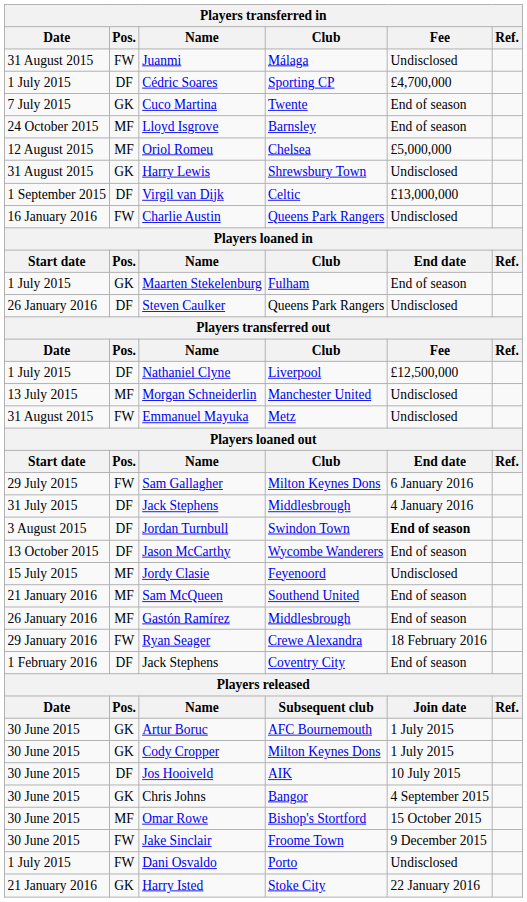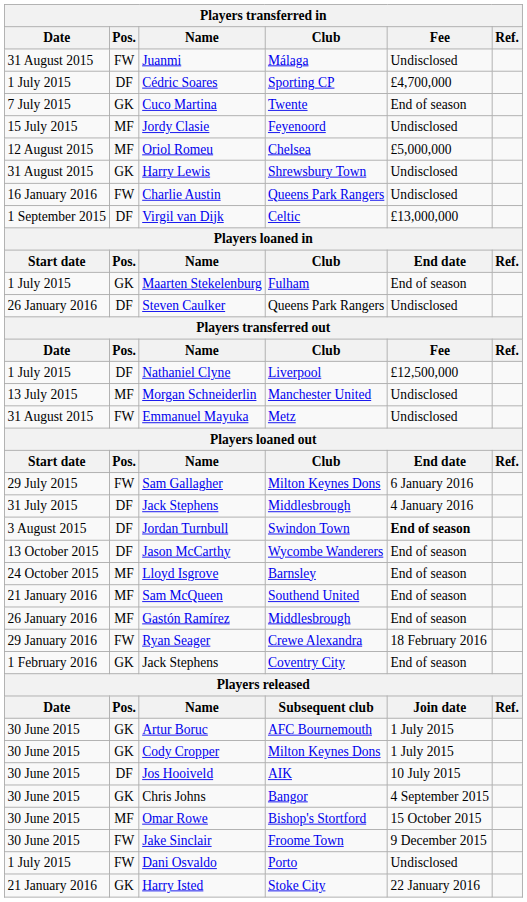rows swapped: (176, 573) <-> (180, 127)
rows swapped: (183, 194) <-> (181, 216)
(124, 662) DF -> (124, 662) GK
